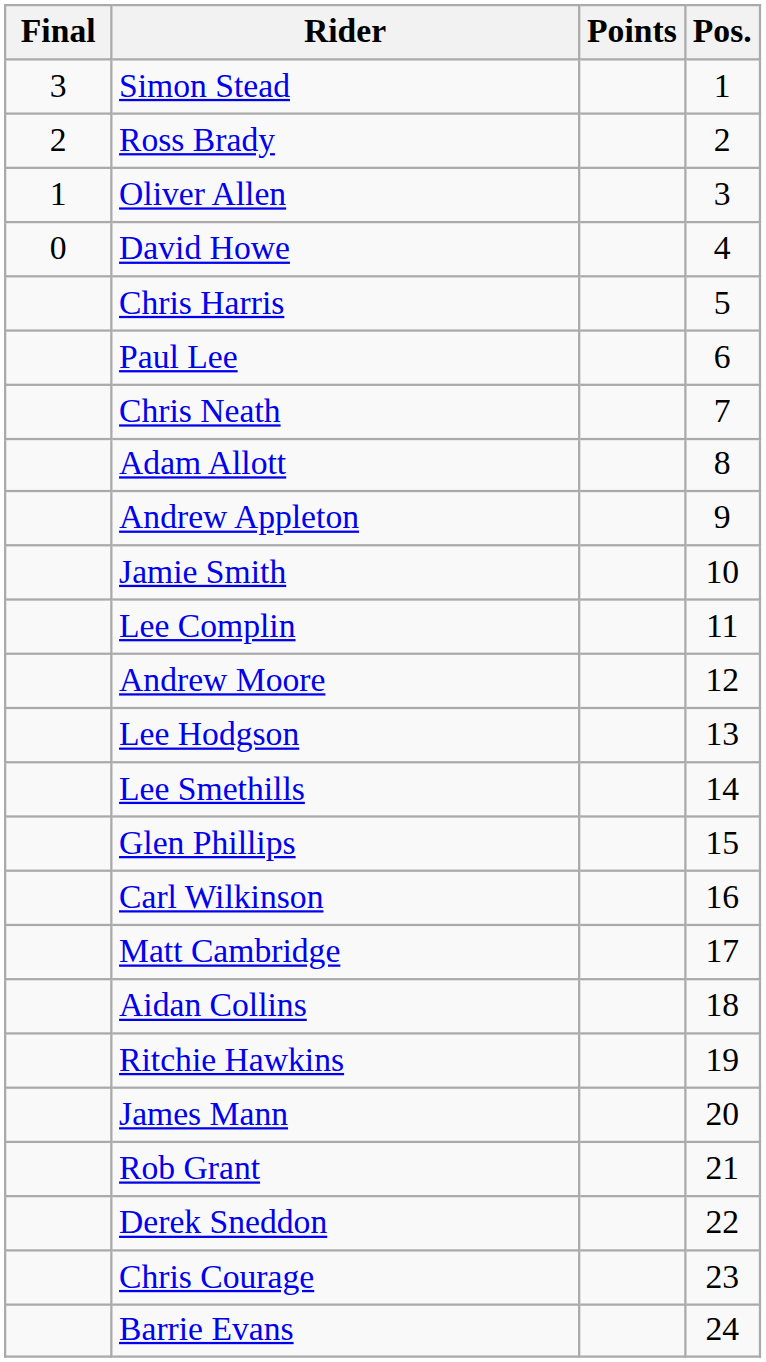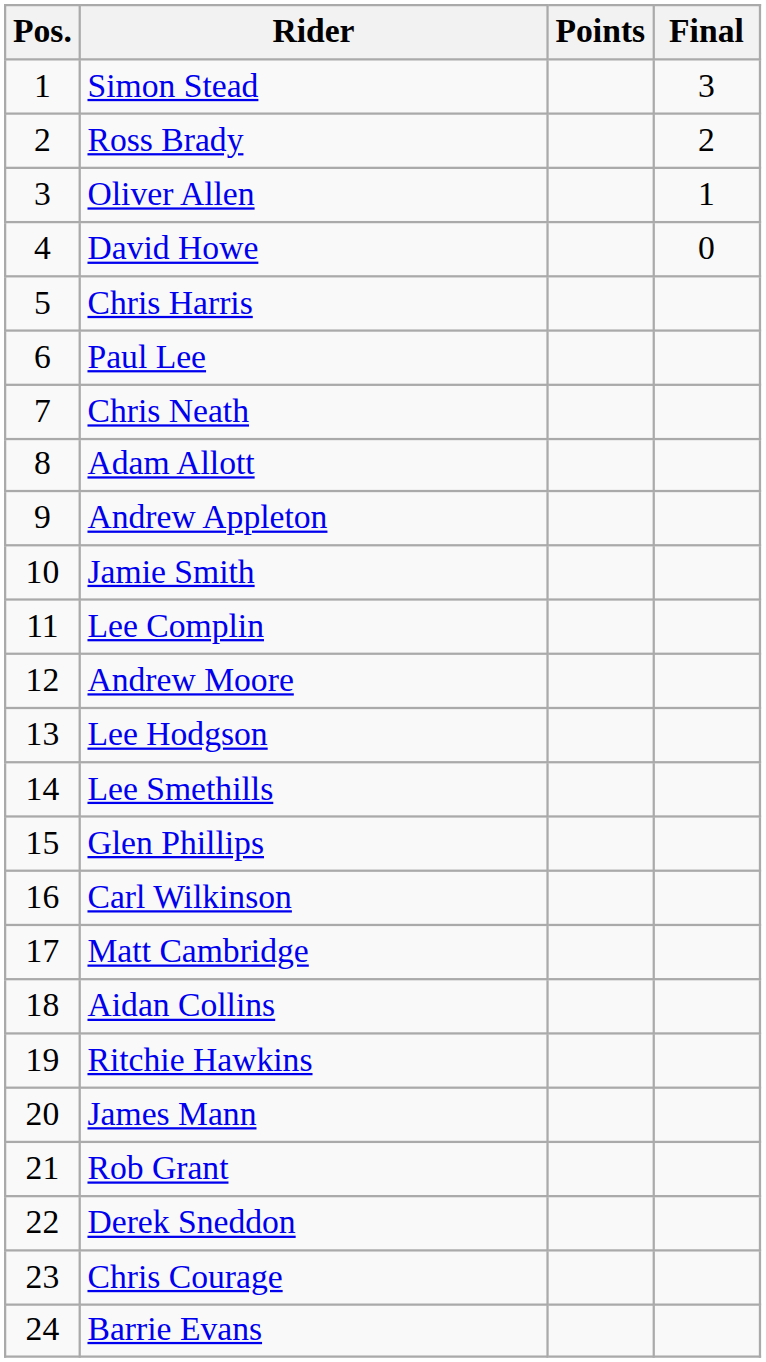columns swapped: (722, 31) <-> (58, 31)
